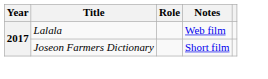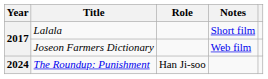(205, 30) Web film -> (233, 30) Short film
(207, 47) Short film -> (231, 47) Web film
+ row: (92, 64)
